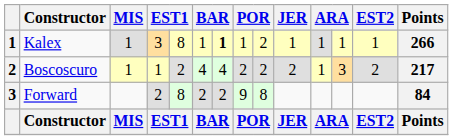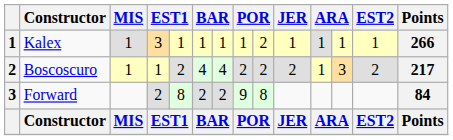(181, 43) 8 -> (181, 43) 1
(223, 43) bold -> (223, 43) normal
